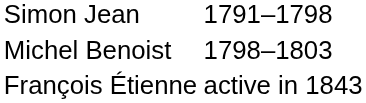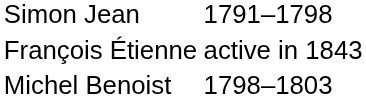rows swapped: (88, 50) <-> (100, 85)
